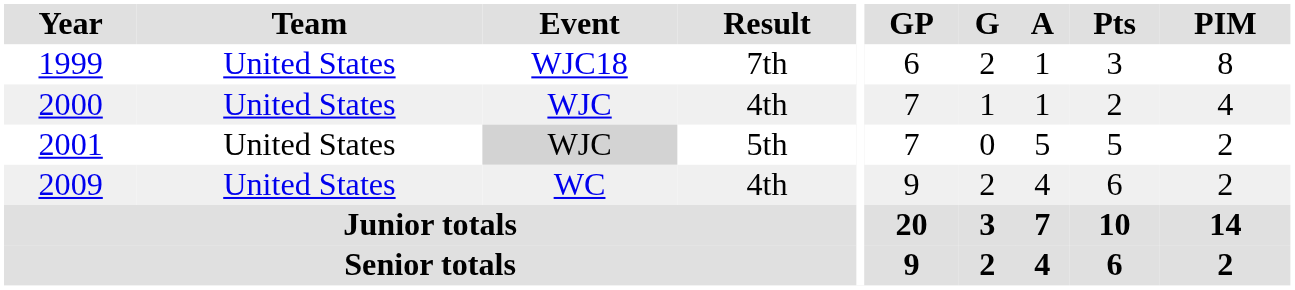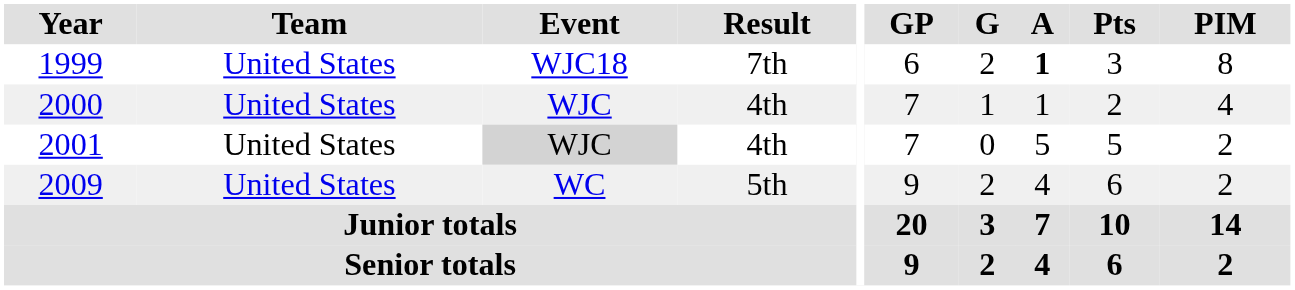(1042, 63) normal -> (1042, 63) bold
(767, 144) 5th -> (767, 144) 4th
(767, 184) 4th -> (767, 184) 5th
